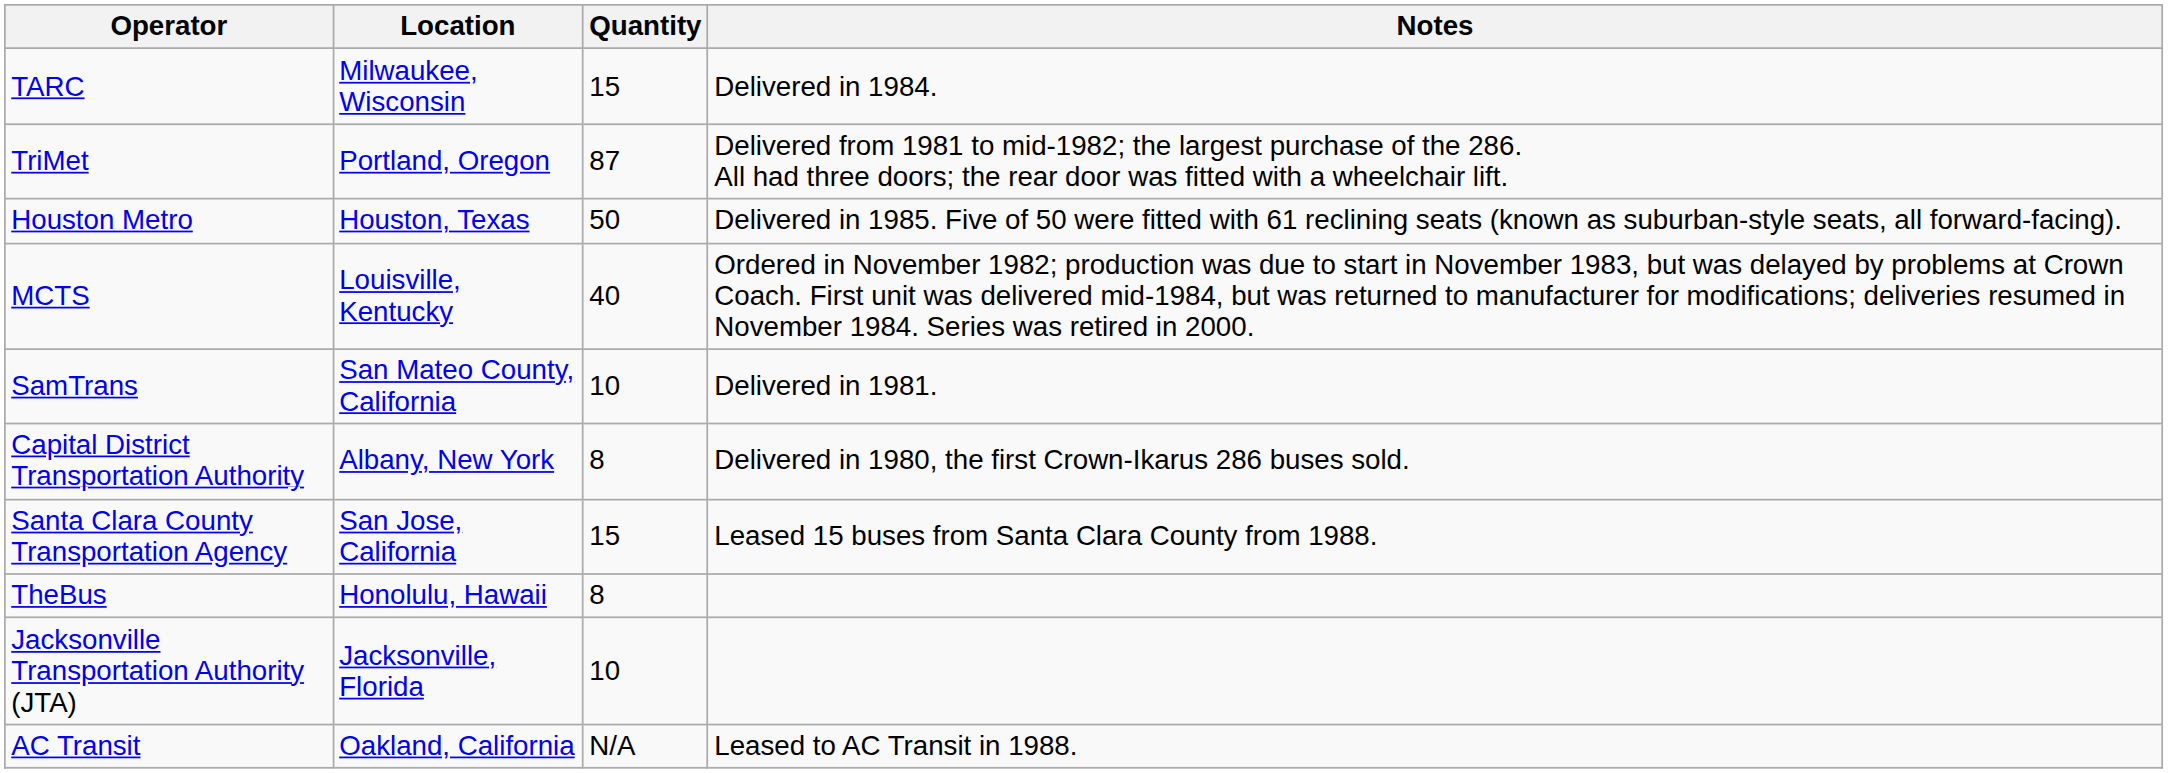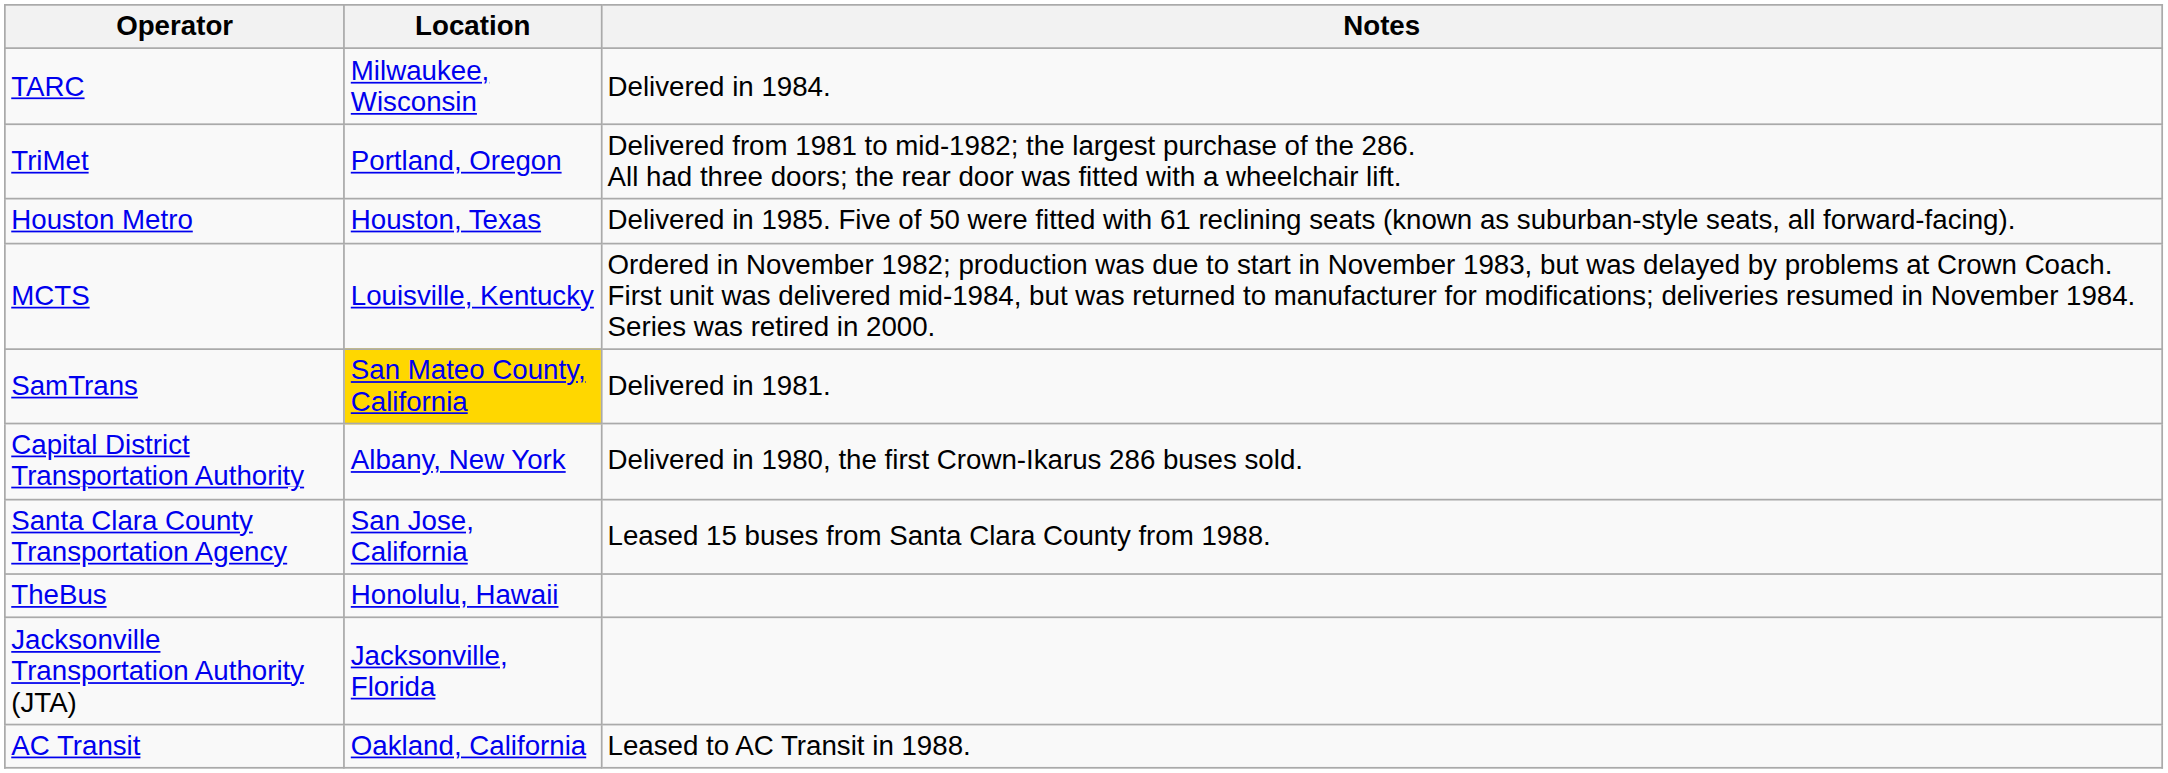- column: (645, 26)
(457, 386) no background -> (468, 386) gold background
